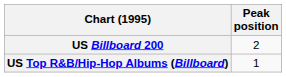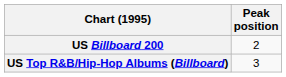(256, 63) 1 -> (256, 63) 3
